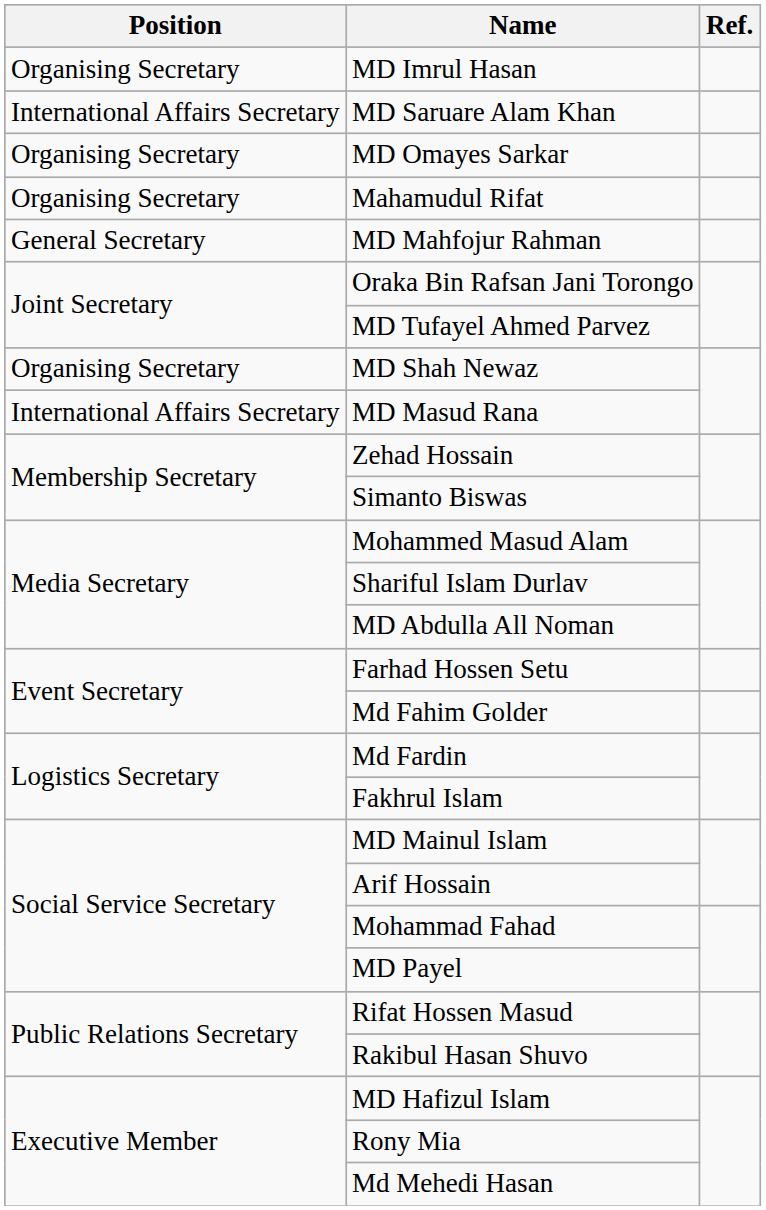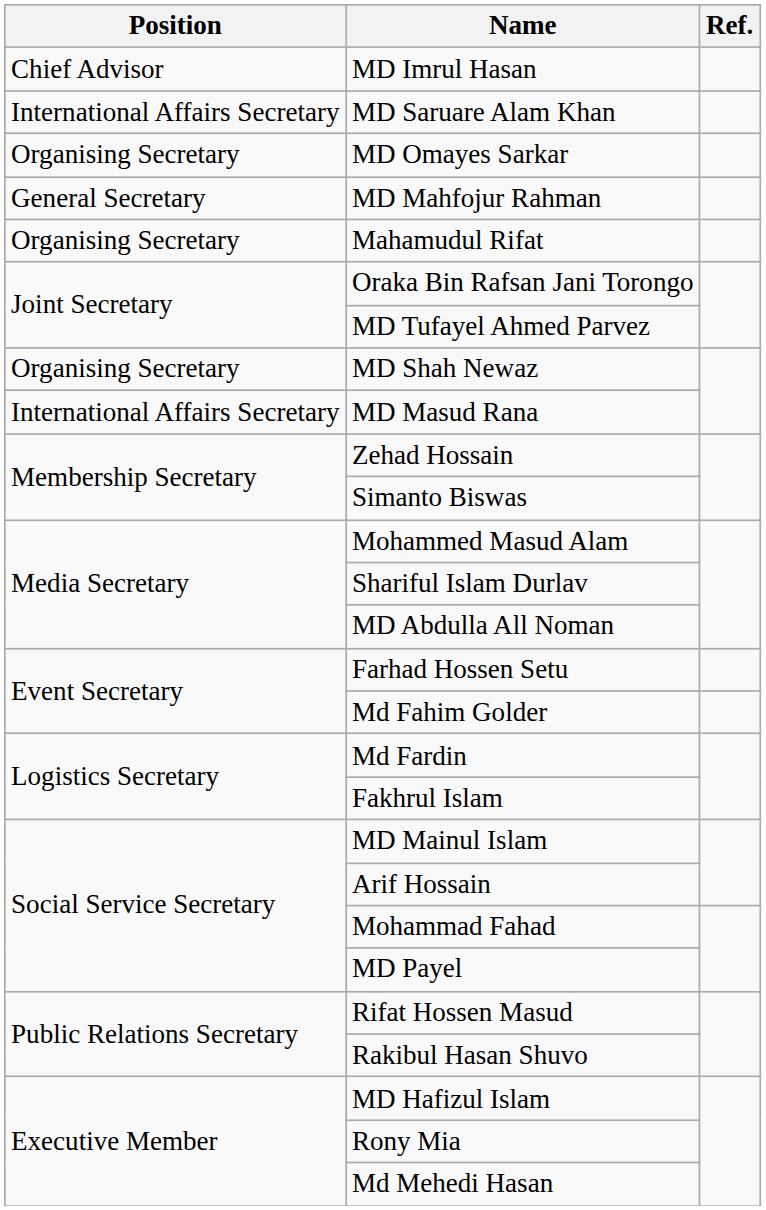(125, 68) Organising Secretary -> (87, 68) Chief Advisor
rows swapped: (477, 240) <-> (448, 197)
